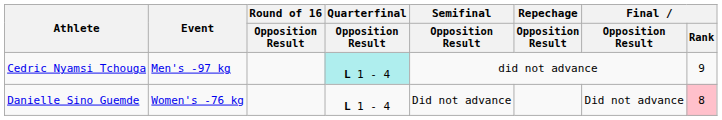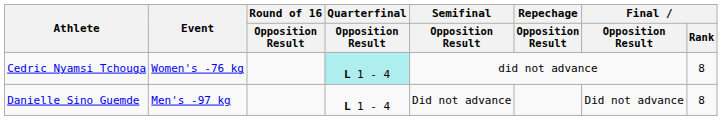(191, 68) Men's -97 kg -> (198, 68) Women's -76 kg
(702, 68) 9 -> (702, 68) 8
(198, 100) Women's -76 kg -> (191, 100) Men's -97 kg
(702, 100) pink background -> (702, 100) no background
